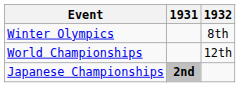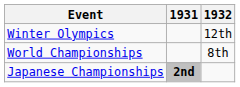(218, 33) 8th -> (218, 33) 12th
(218, 53) 12th -> (218, 53) 8th
